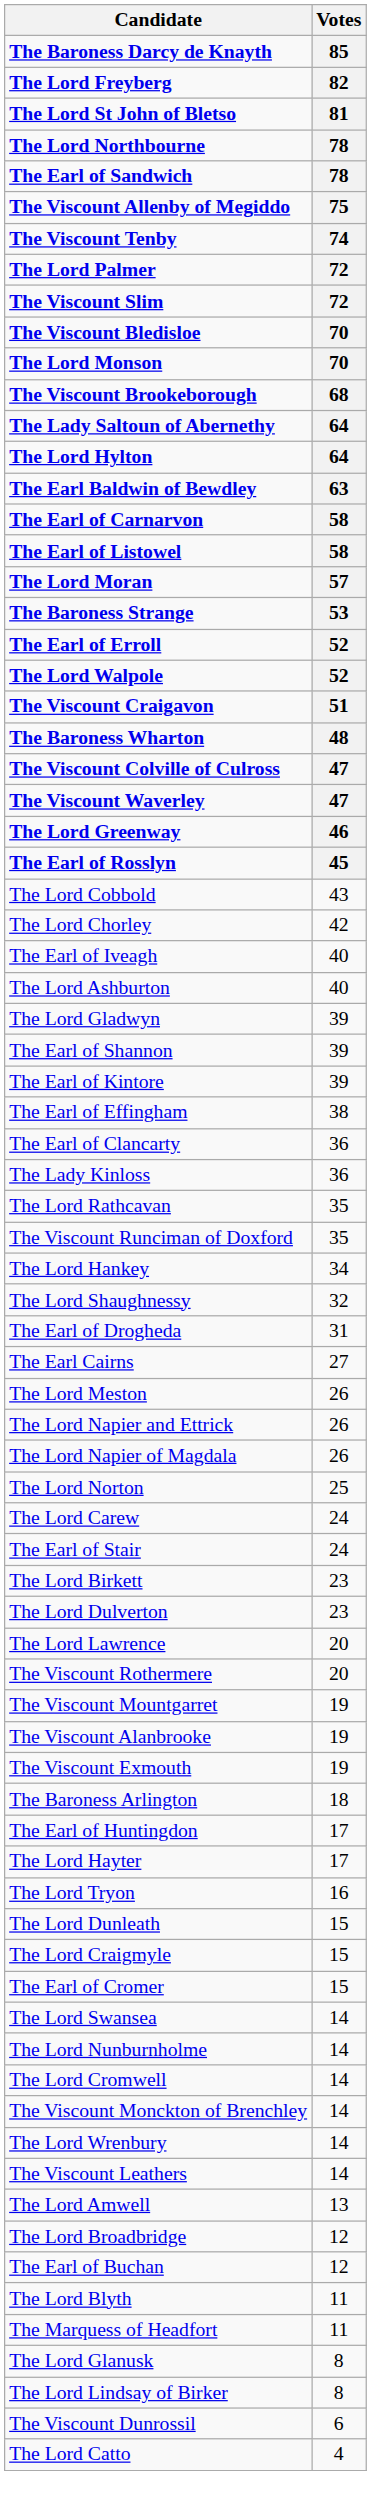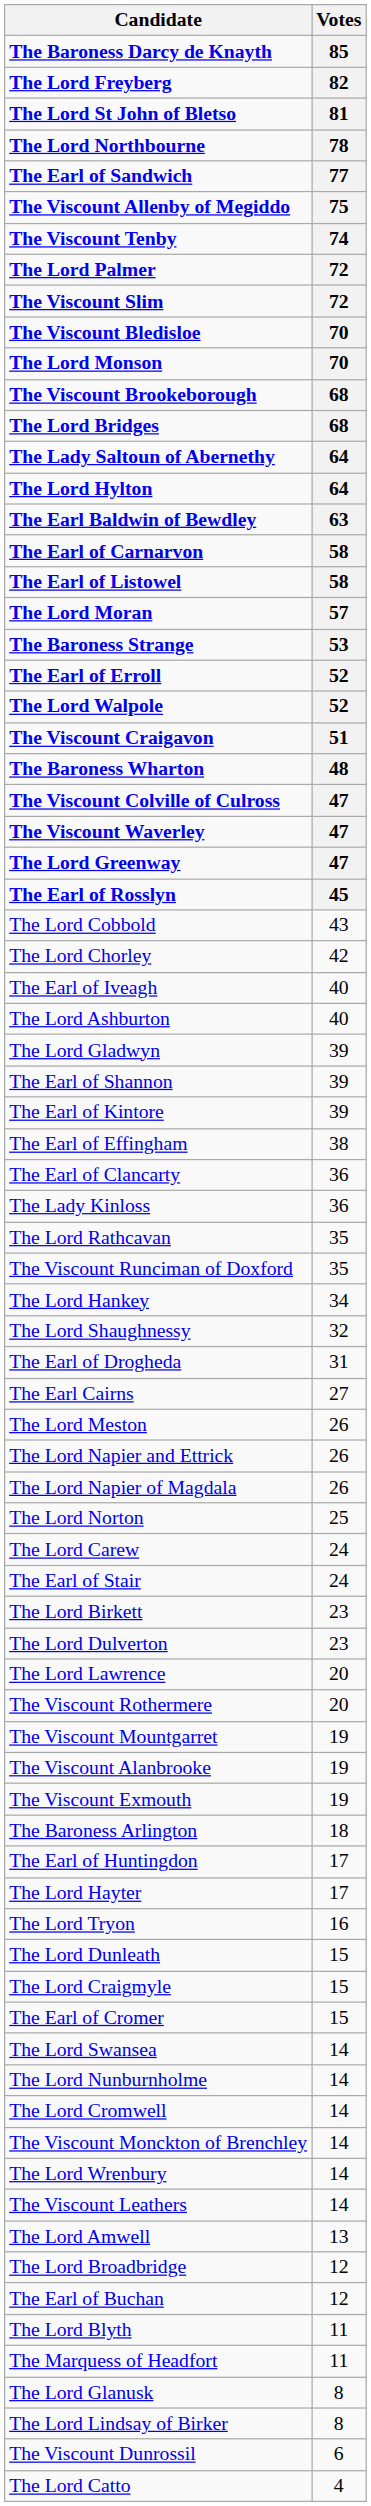(339, 176) 78 -> (339, 176) 77
+ row: (84, 425)
(339, 831) 46 -> (339, 862) 47
